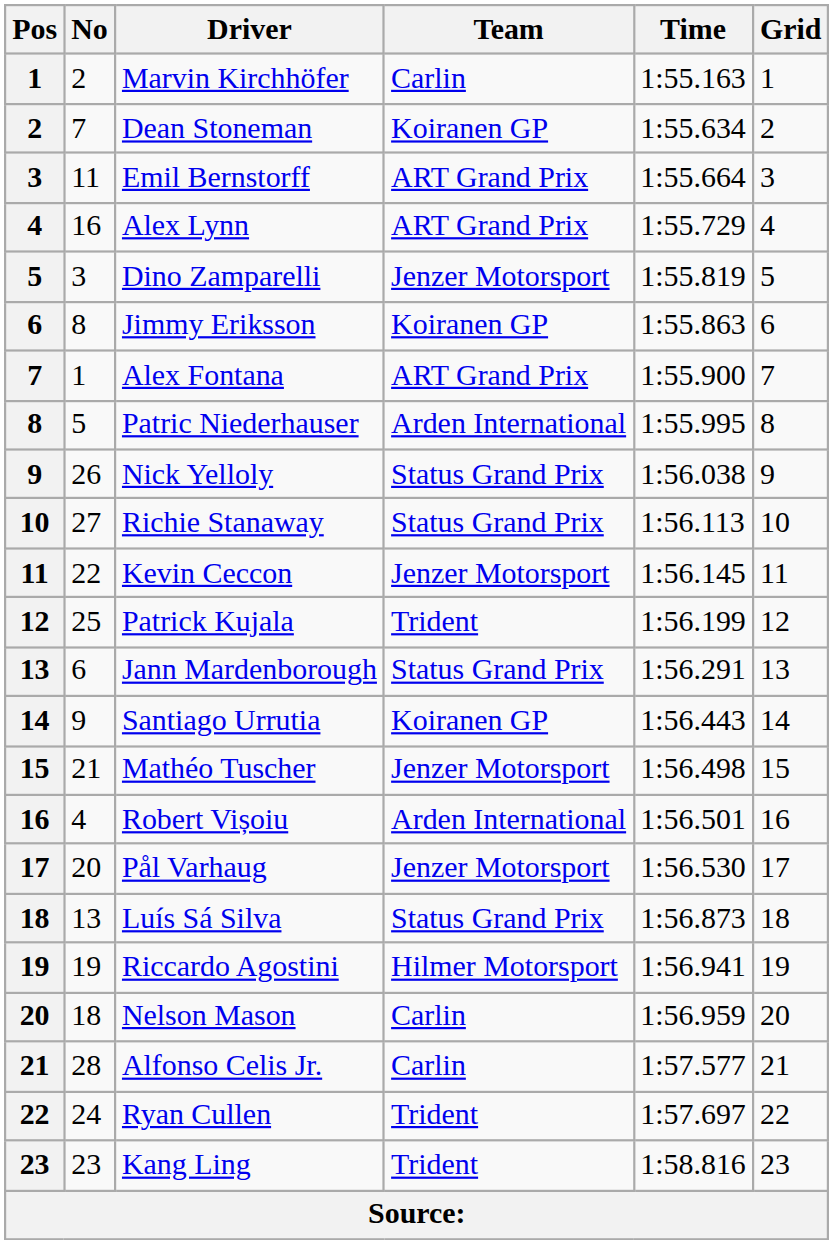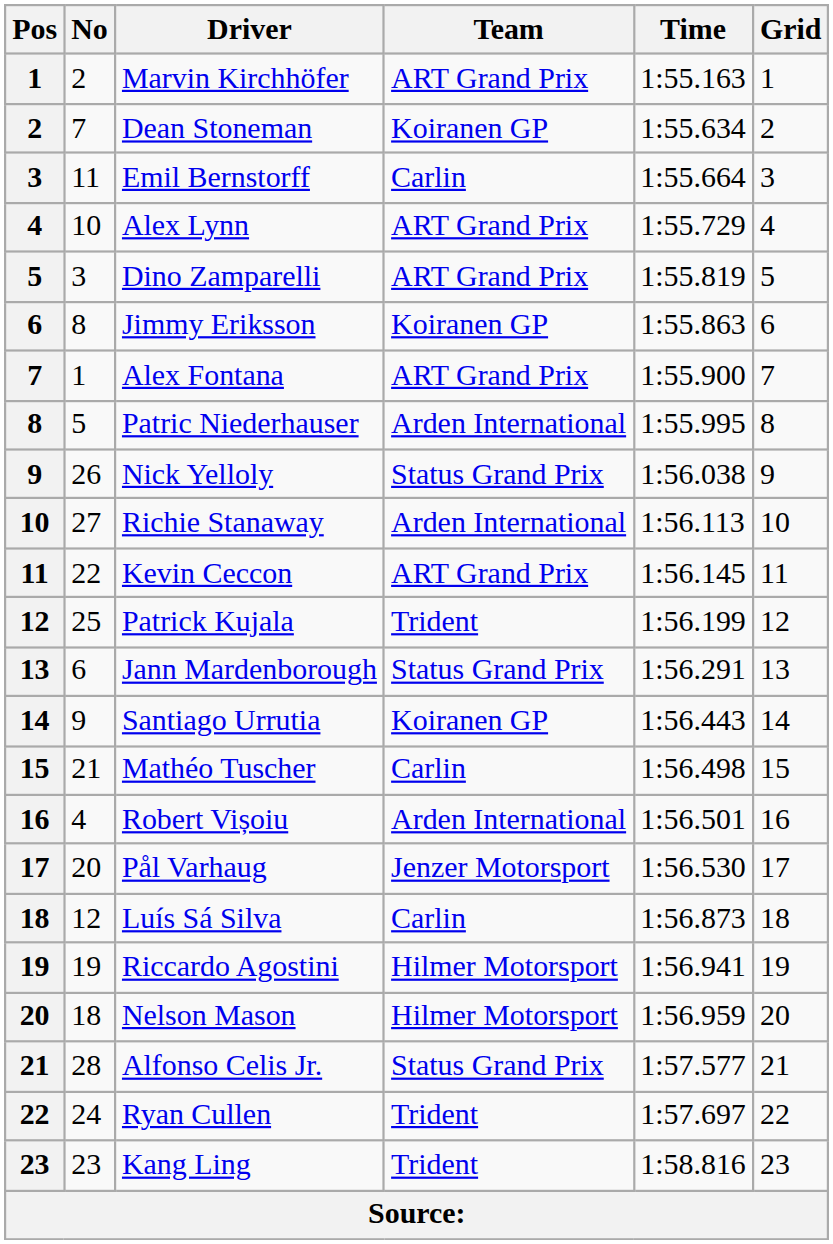(428, 78) Carlin -> (490, 78) ART Grand Prix
(490, 176) ART Grand Prix -> (428, 176) Carlin
(86, 226) 16 -> (86, 226) 10
(500, 275) Jenzer Motorsport -> (490, 275) ART Grand Prix
(497, 522) Status Grand Prix -> (509, 522) Arden International
(500, 571) Jenzer Motorsport -> (490, 571) ART Grand Prix
(500, 769) Jenzer Motorsport -> (428, 769) Carlin
(86, 917) 13 -> (86, 917) 12
(497, 917) Status Grand Prix -> (428, 917) Carlin
(428, 1016) Carlin -> (504, 1016) Hilmer Motorsport
(428, 1065) Carlin -> (497, 1065) Status Grand Prix
